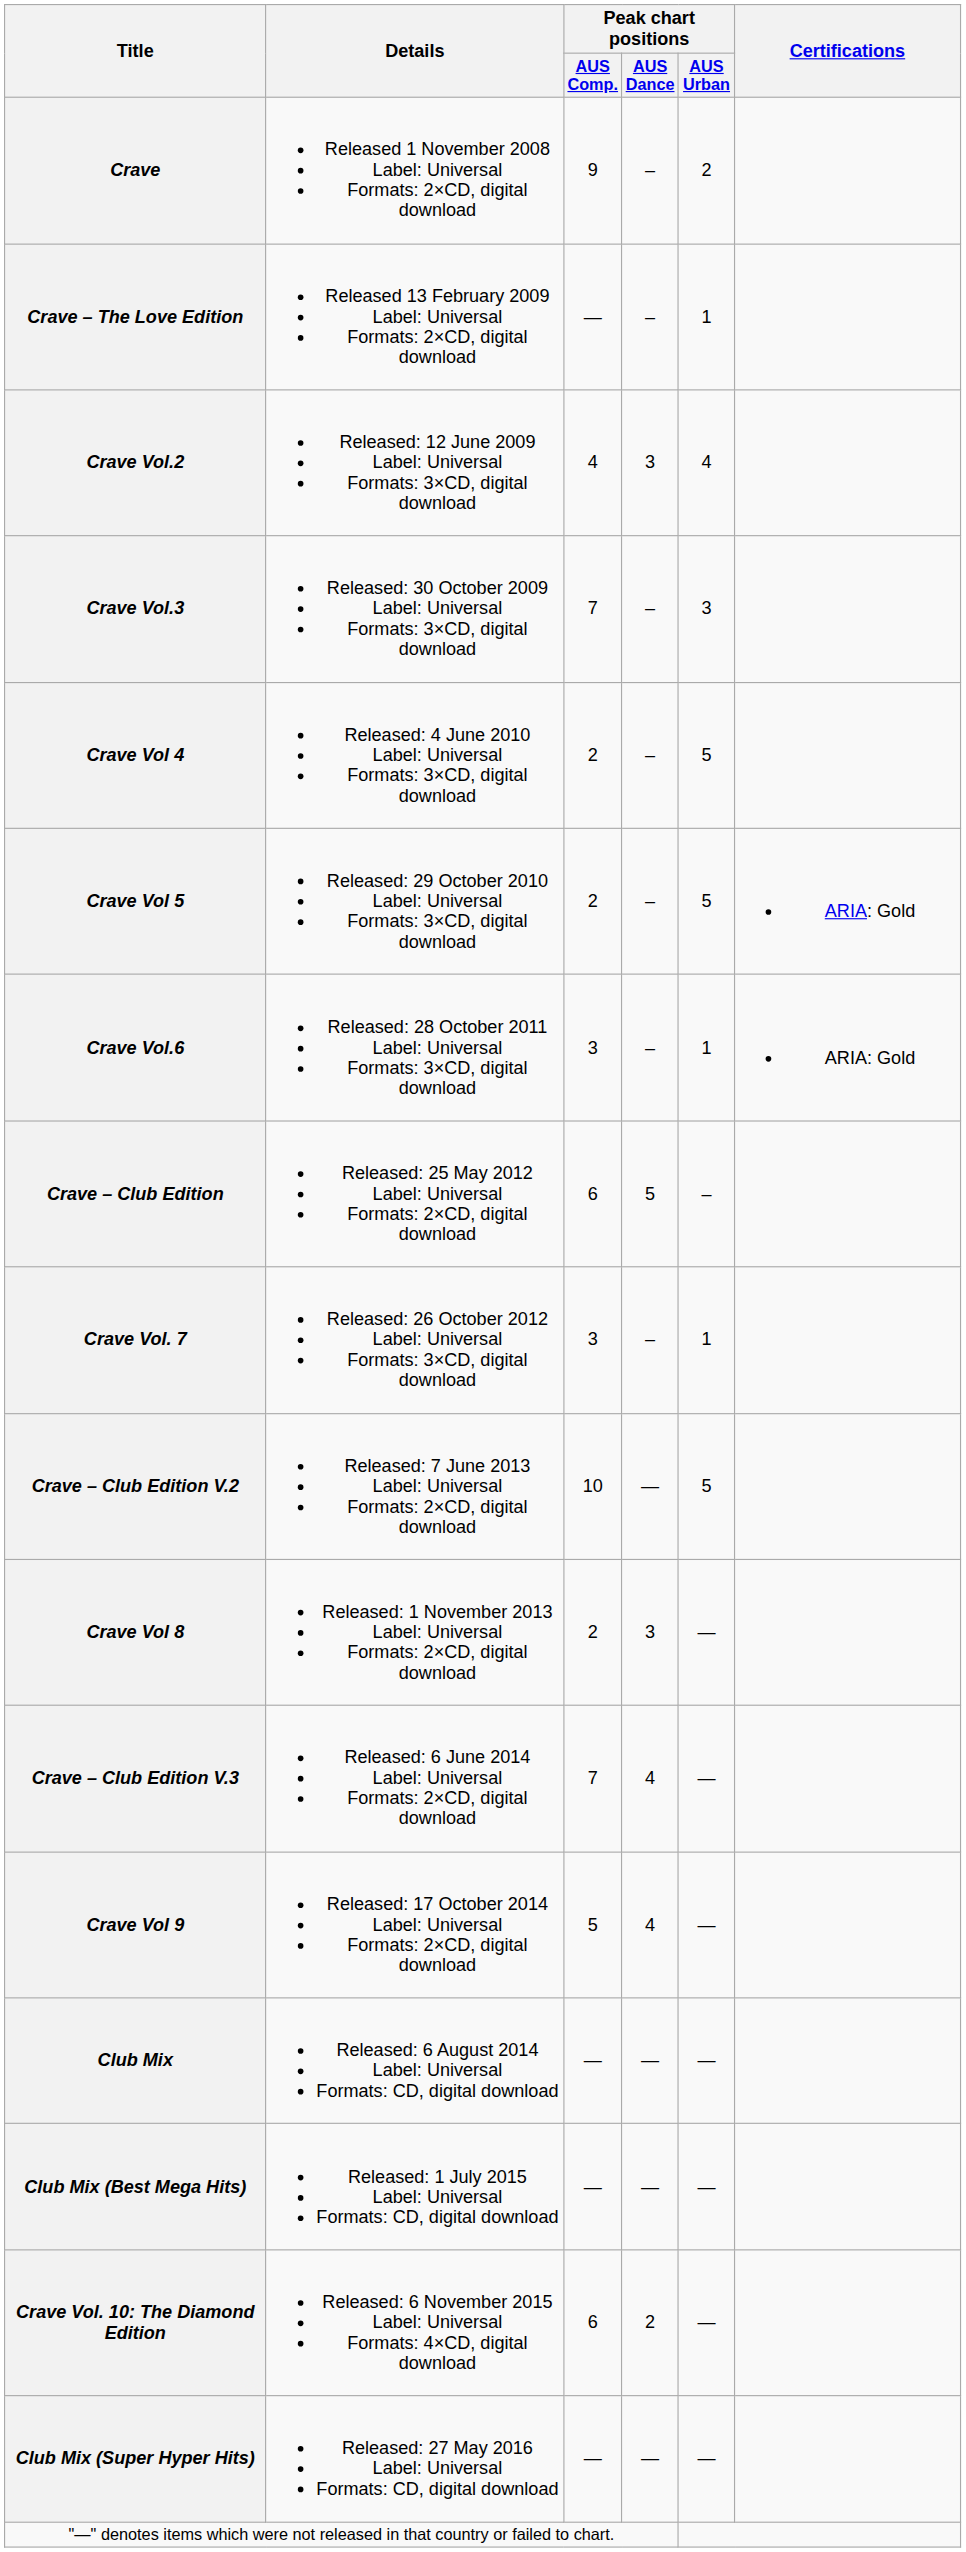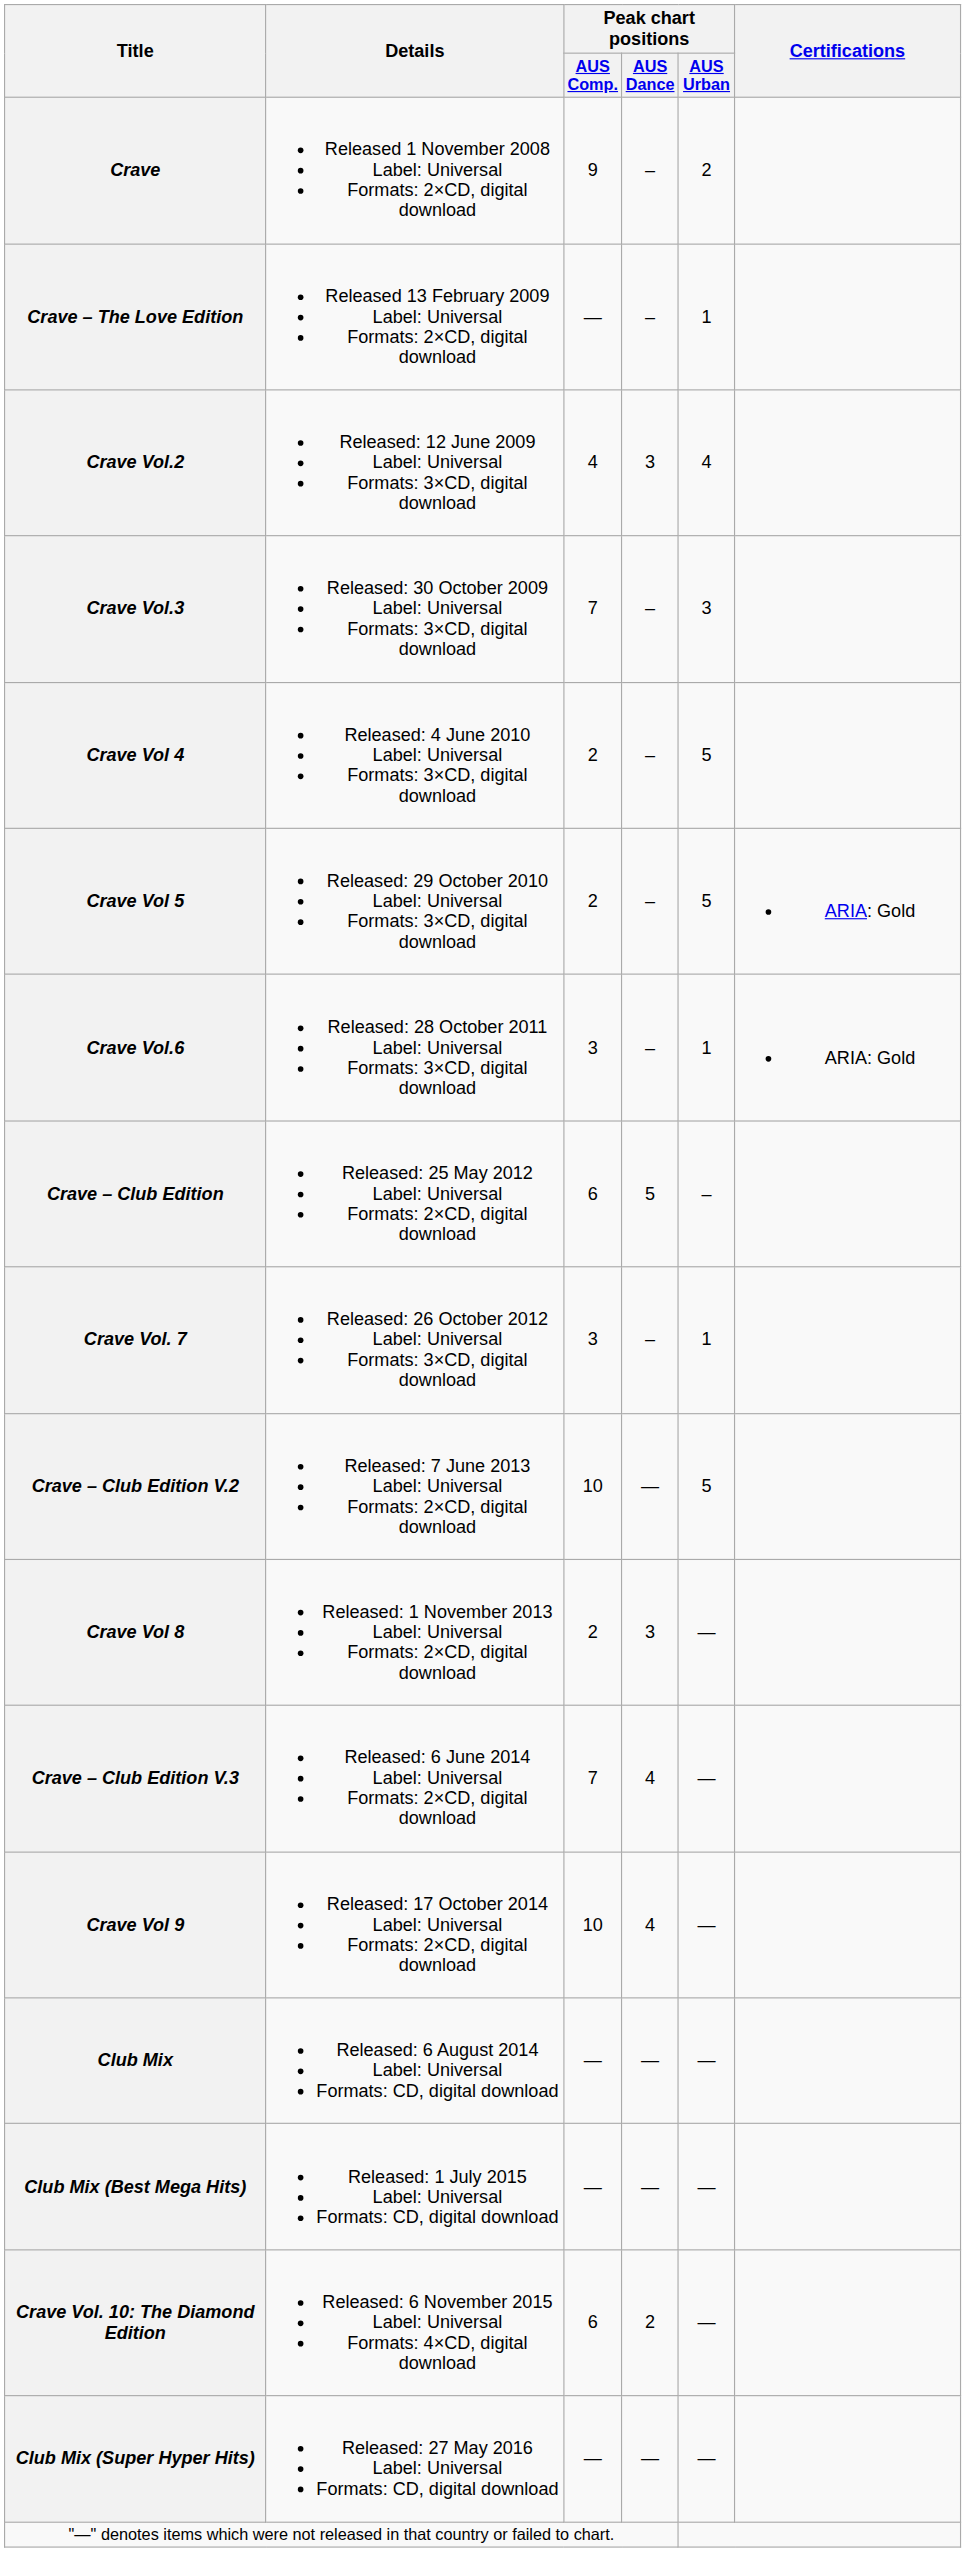(593, 1924) 5 -> (593, 1924) 10
